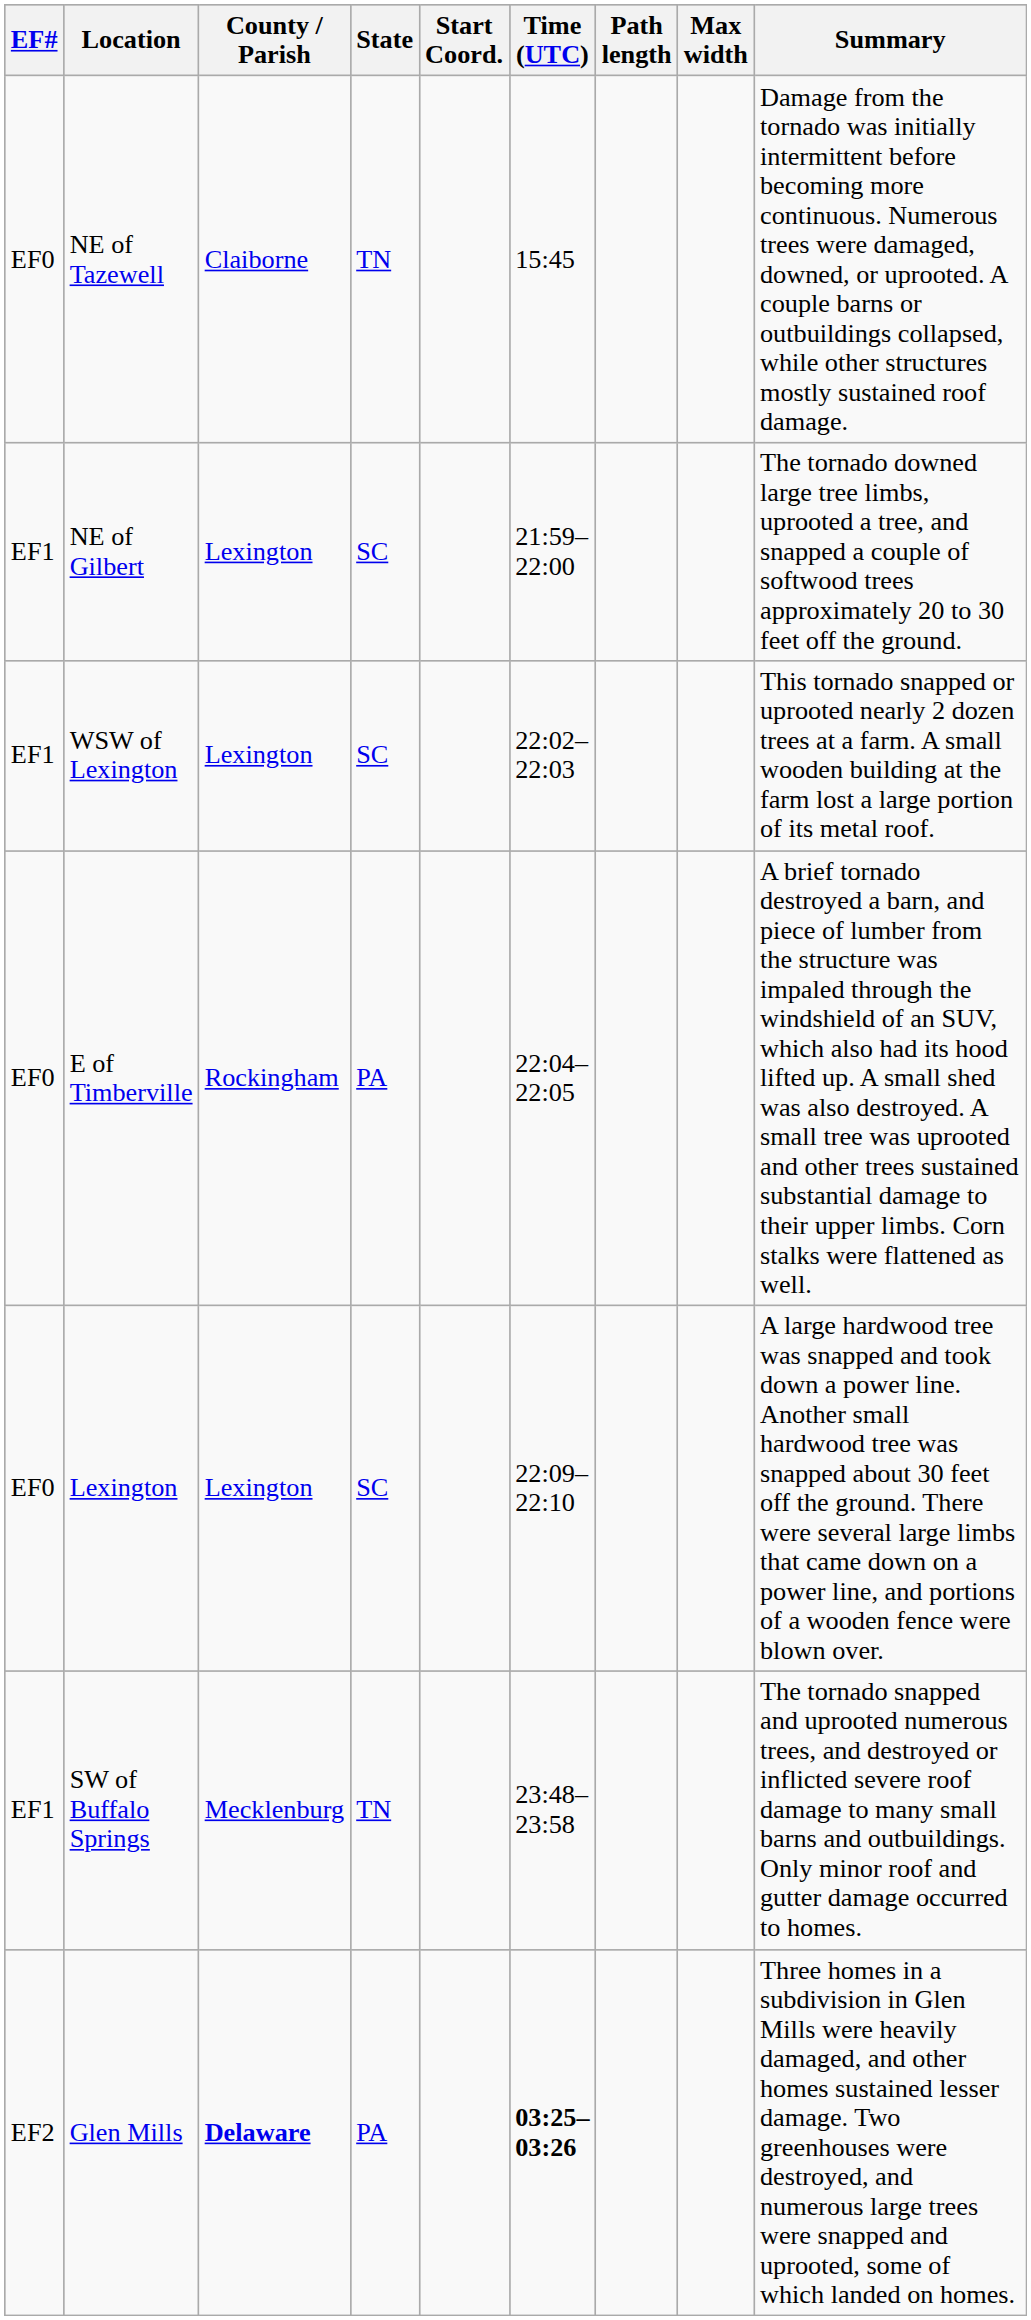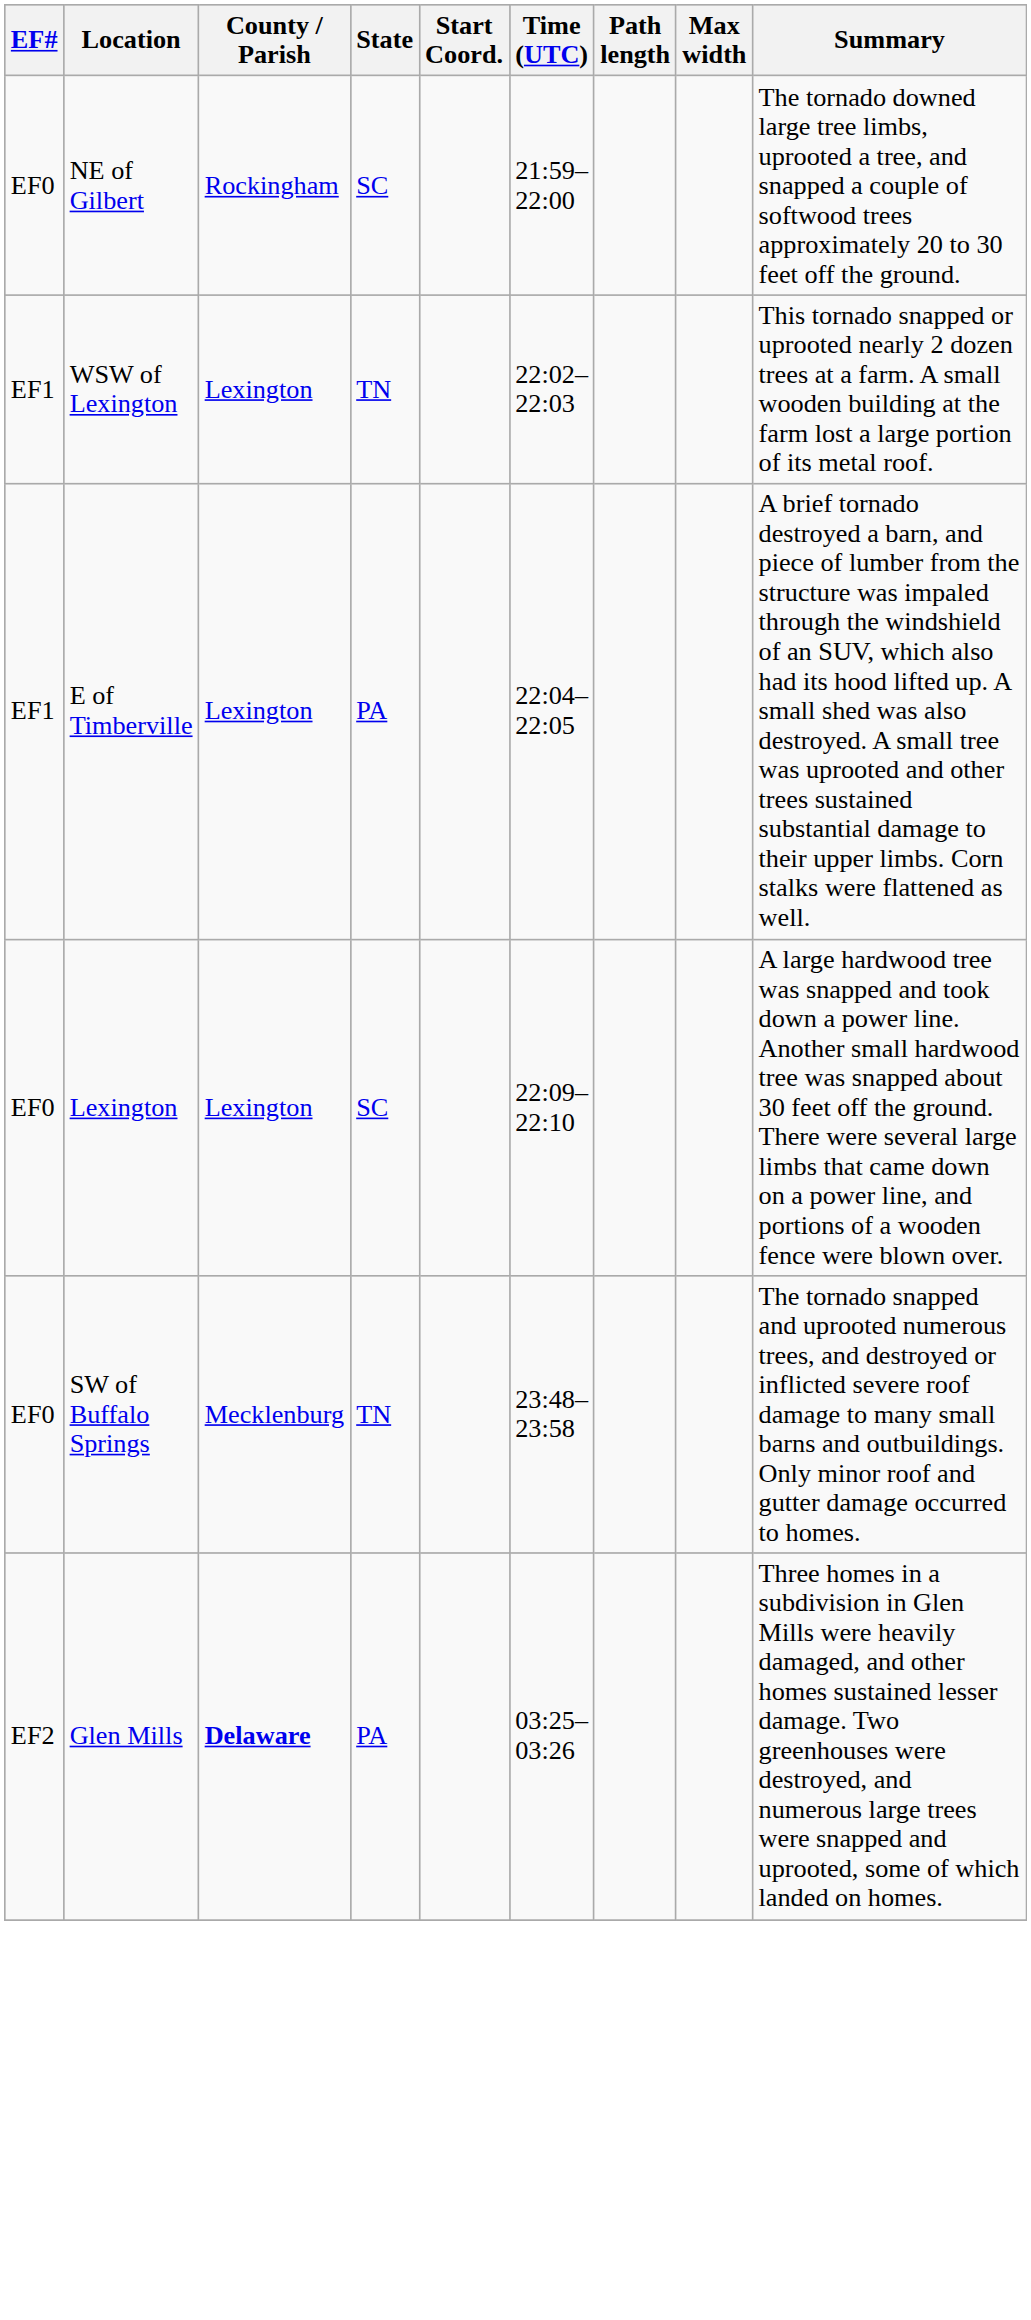- row: (117, 258)
(33, 551) EF1 -> (33, 185) EF0
(259, 551) Lexington -> (272, 185) Rockingham
(372, 755) SC -> (374, 388) TN
(33, 1077) EF0 -> (33, 711) EF1
(272, 1077) Rockingham -> (259, 711) Lexington
(33, 1810) EF1 -> (33, 1414) EF0
(552, 2132) bold -> (552, 1736) normal
